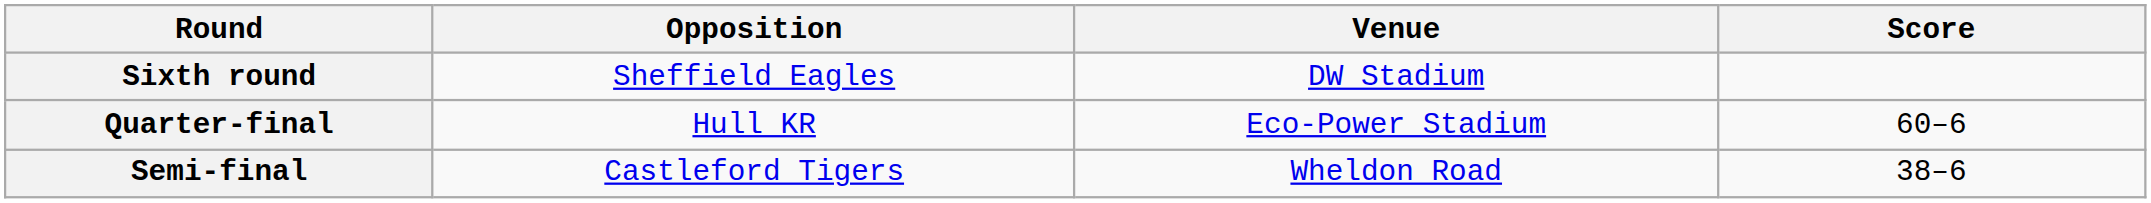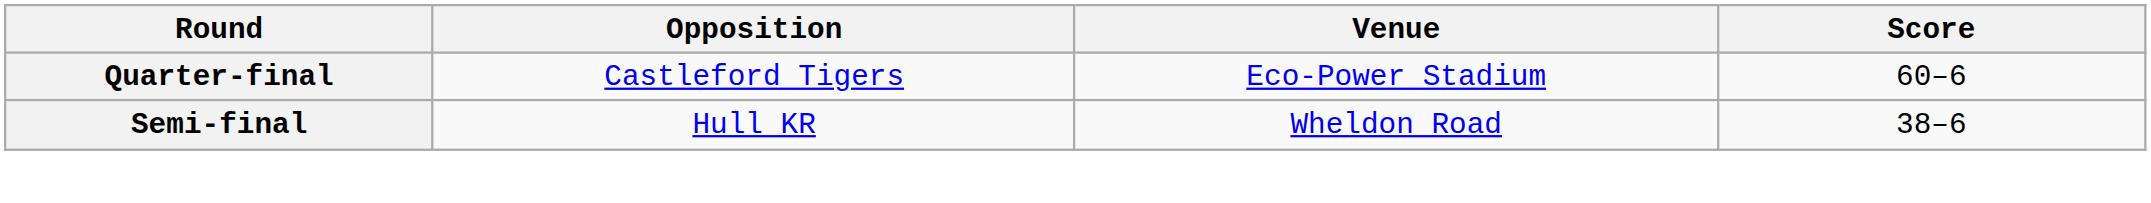- row: (219, 77)
(754, 125) Hull KR -> (754, 77) Castleford Tigers
(754, 173) Castleford Tigers -> (754, 125) Hull KR
